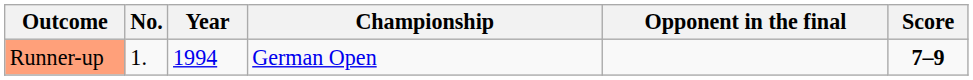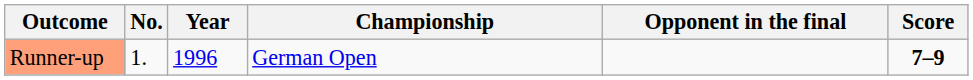(195, 57) 1994 -> (195, 57) 1996
